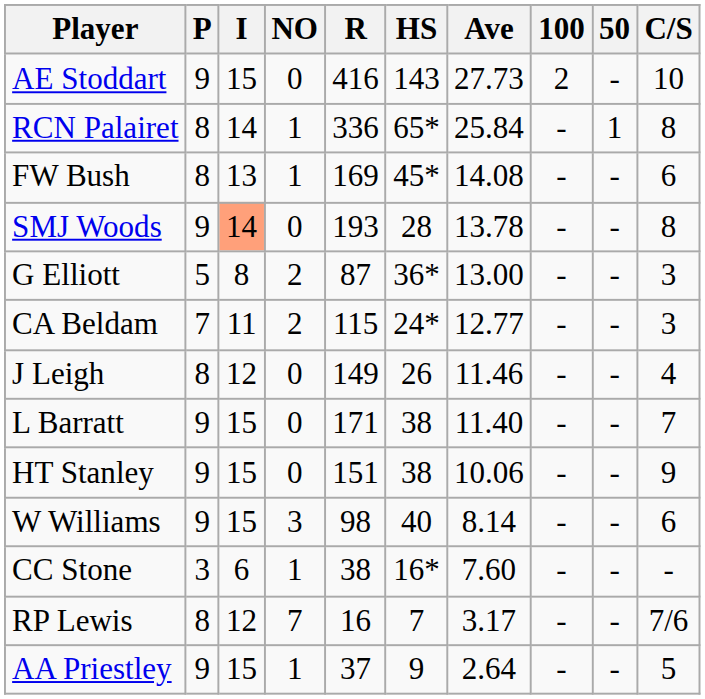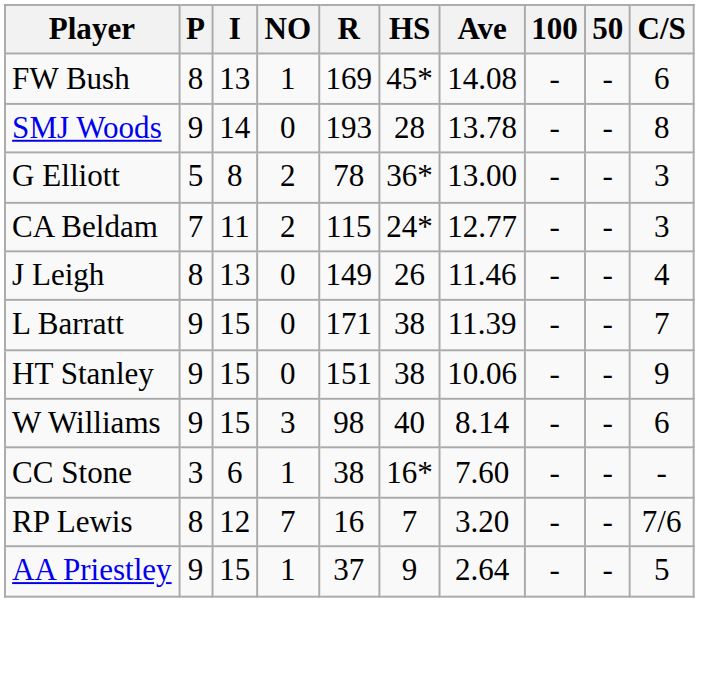- row: (89, 78)
- row: (95, 127)
(242, 226) lightsalmon background -> (235, 127) no background
(356, 275) 87 -> (349, 176) 78
(242, 373) 12 -> (235, 275) 13
(489, 422) 11.40 -> (482, 324) 11.39
(489, 619) 3.17 -> (482, 521) 3.20
